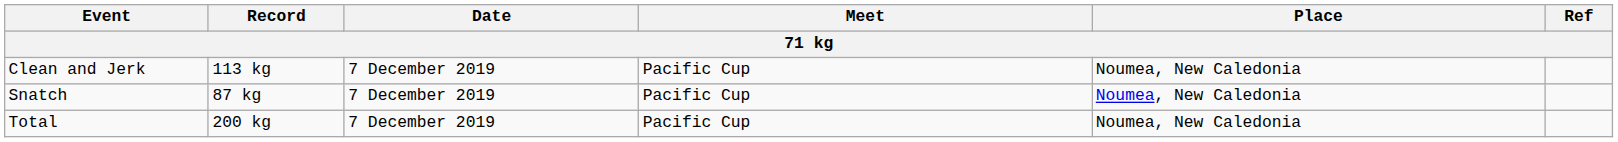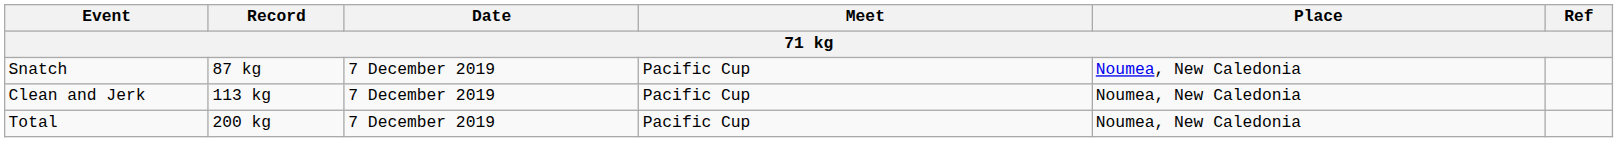rows swapped: (38, 97) <-> (77, 71)
